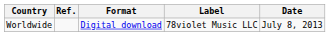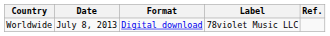columns swapped: (292, 11) <-> (66, 11)
